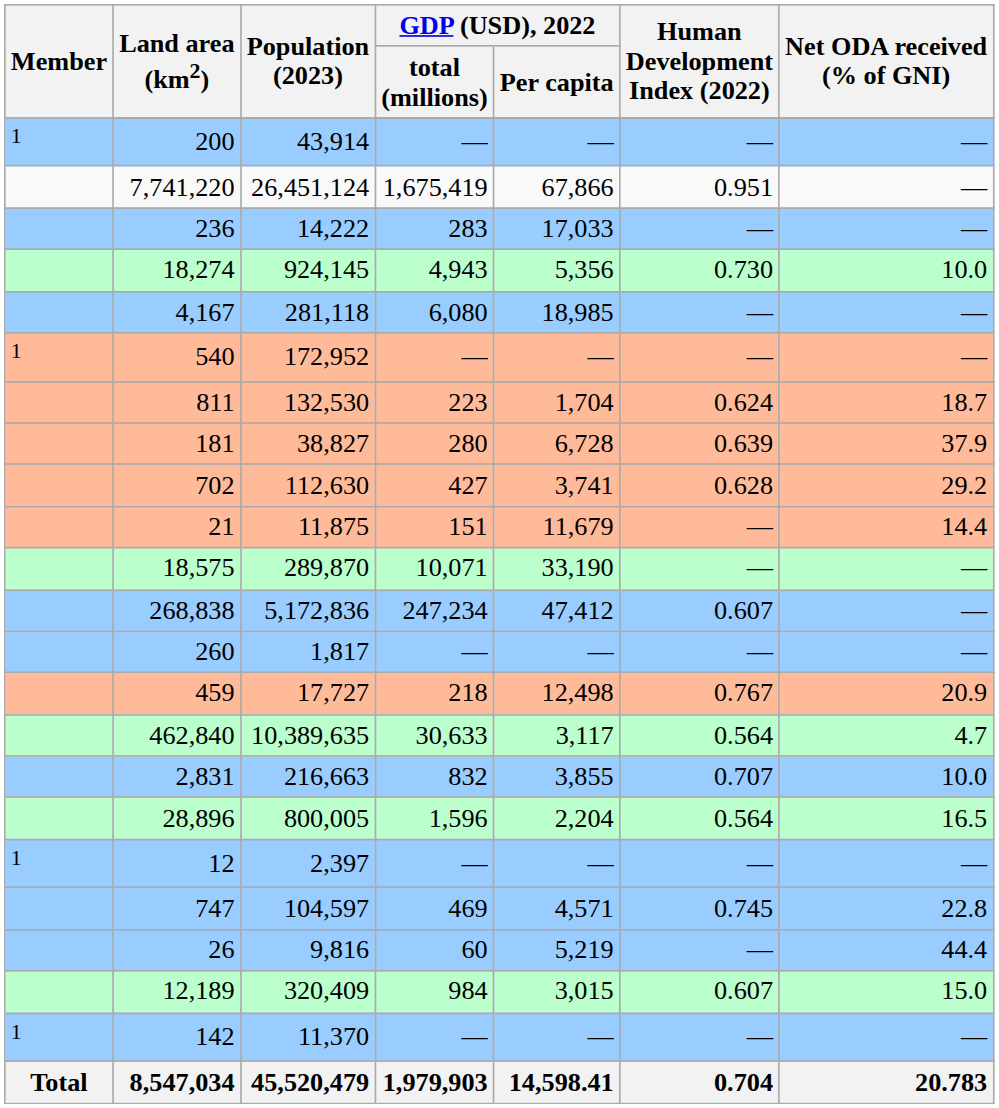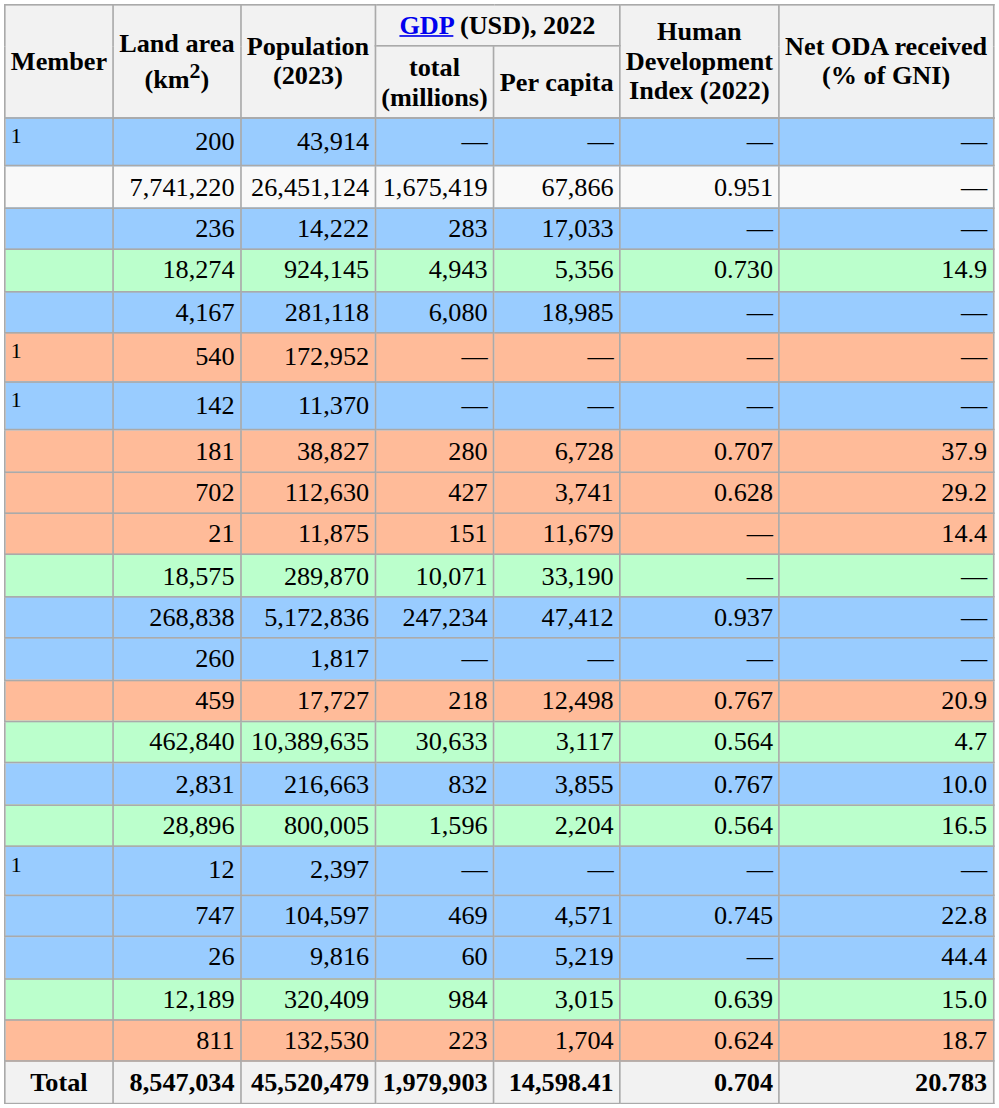(964, 270) 10.0 -> (964, 270) 14.9
rows swapped: (215, 401) <-> (215, 1036)
(743, 443) 0.639 -> (743, 450) 0.707
(743, 610) 0.607 -> (743, 617) 0.937
(743, 776) 0.707 -> (743, 783) 0.767
(743, 991) 0.607 -> (743, 998) 0.639
